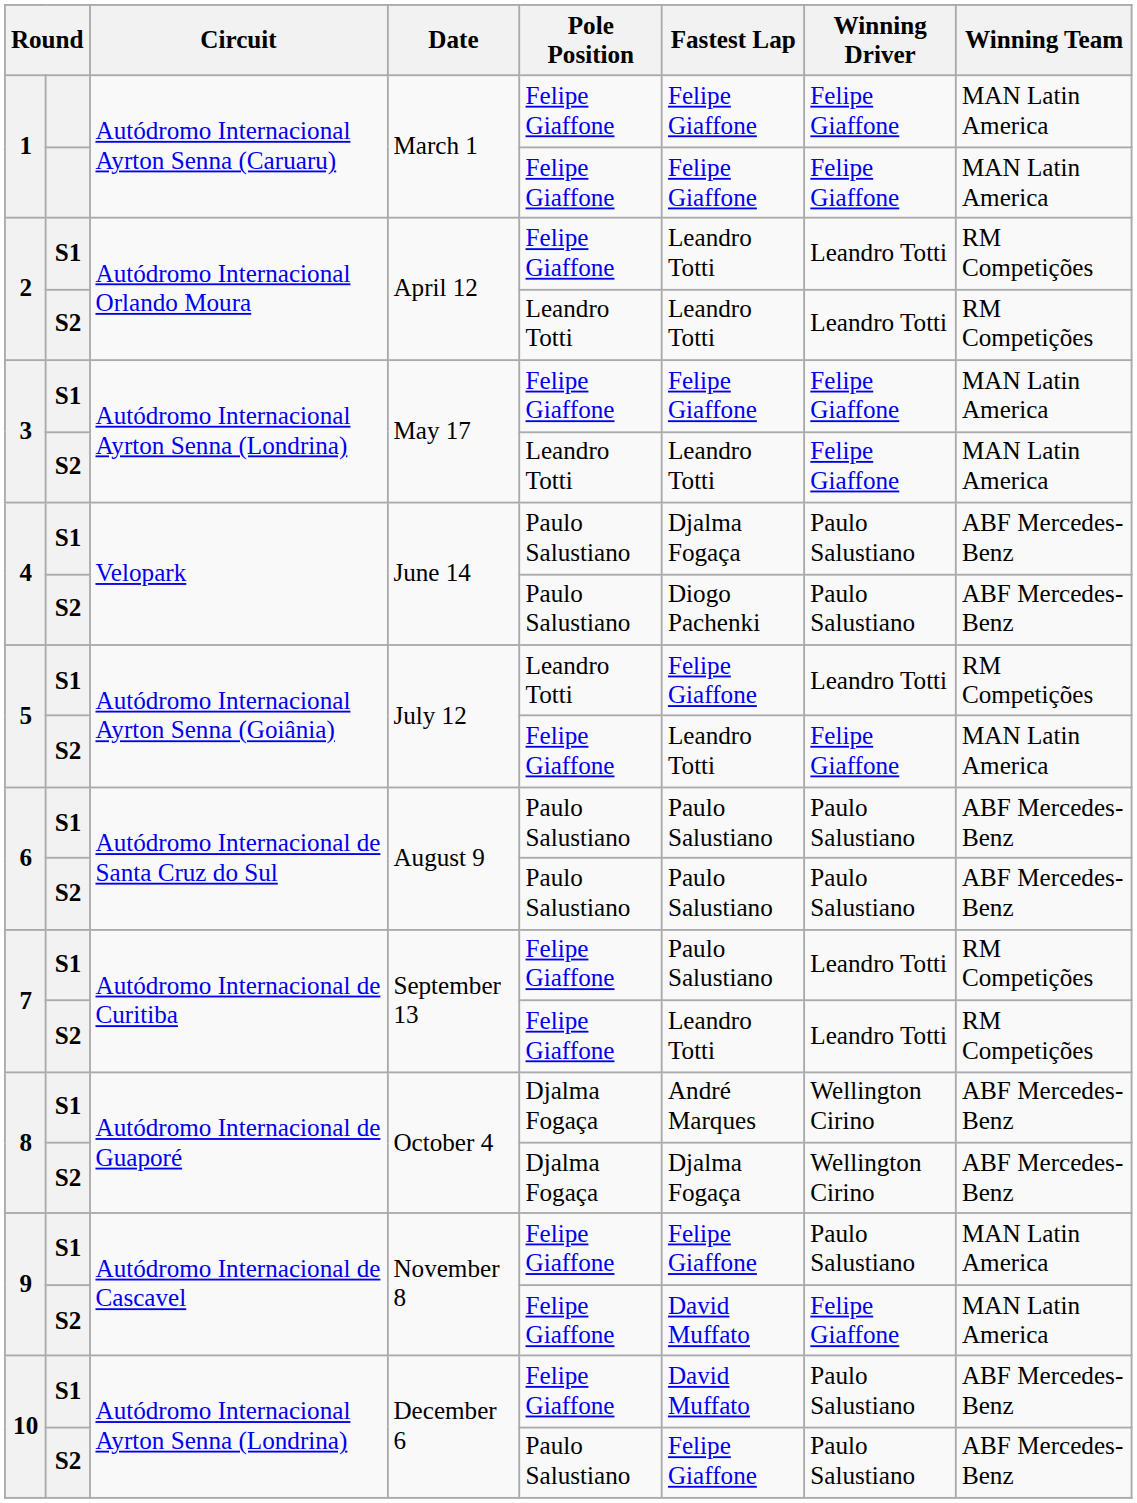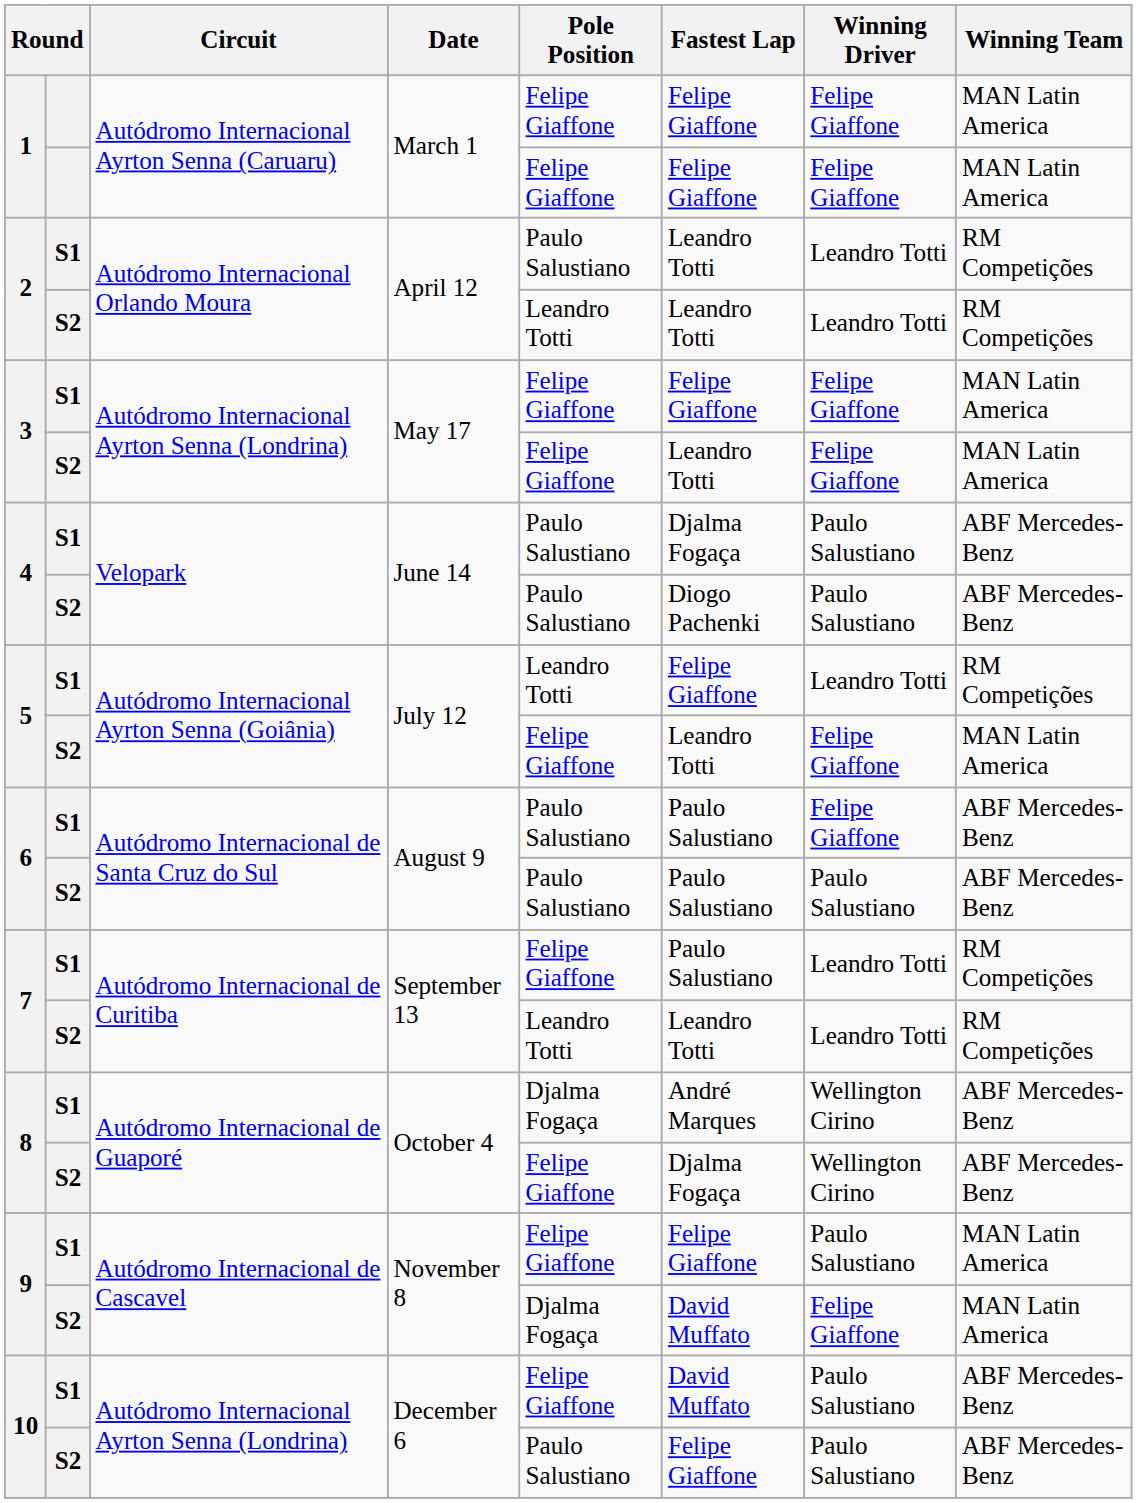(570, 252) Felipe Giaffone -> (578, 252) Paulo Salustiano
(567, 466) Leandro Totti -> (570, 466) Felipe Giaffone
(863, 821) Paulo Salustiano -> (855, 821) Felipe Giaffone
(570, 1035) Felipe Giaffone -> (567, 1035) Leandro Totti
(563, 1177) Djalma Fogaça -> (570, 1177) Felipe Giaffone
(570, 1319) Felipe Giaffone -> (563, 1319) Djalma Fogaça
